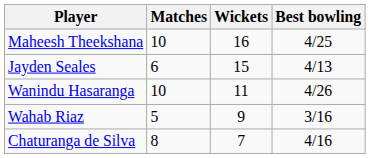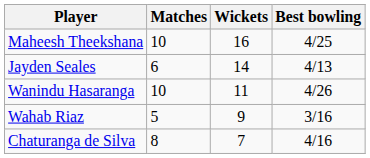(241, 66) 15 -> (241, 66) 14
